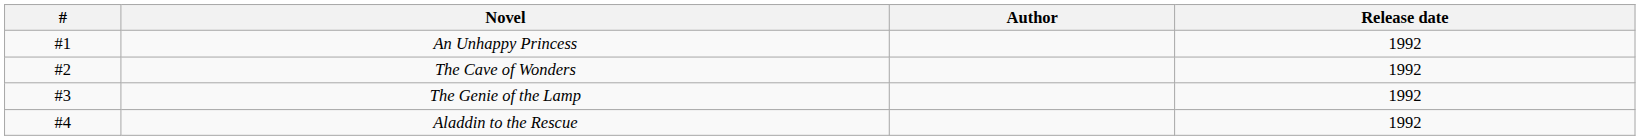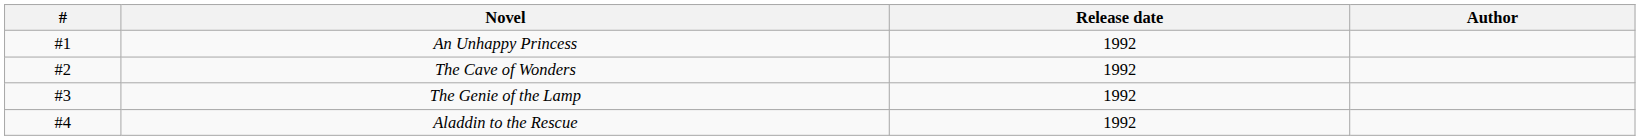columns swapped: (1032, 17) <-> (1405, 17)
